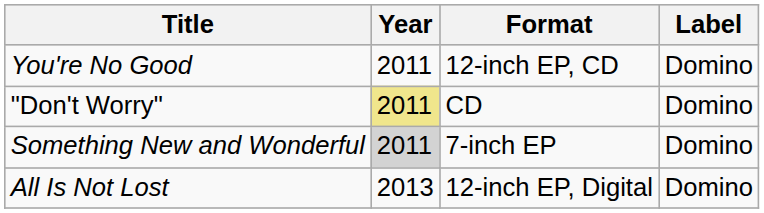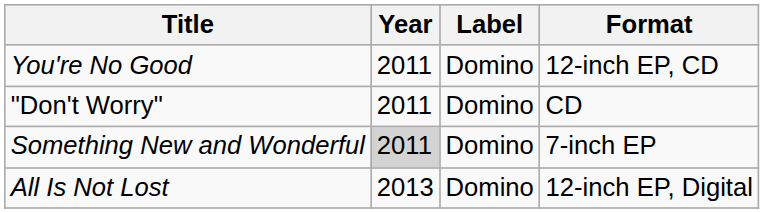columns swapped: (549, 24) <-> (709, 24)
(404, 106) khaki background -> (404, 106) no background
